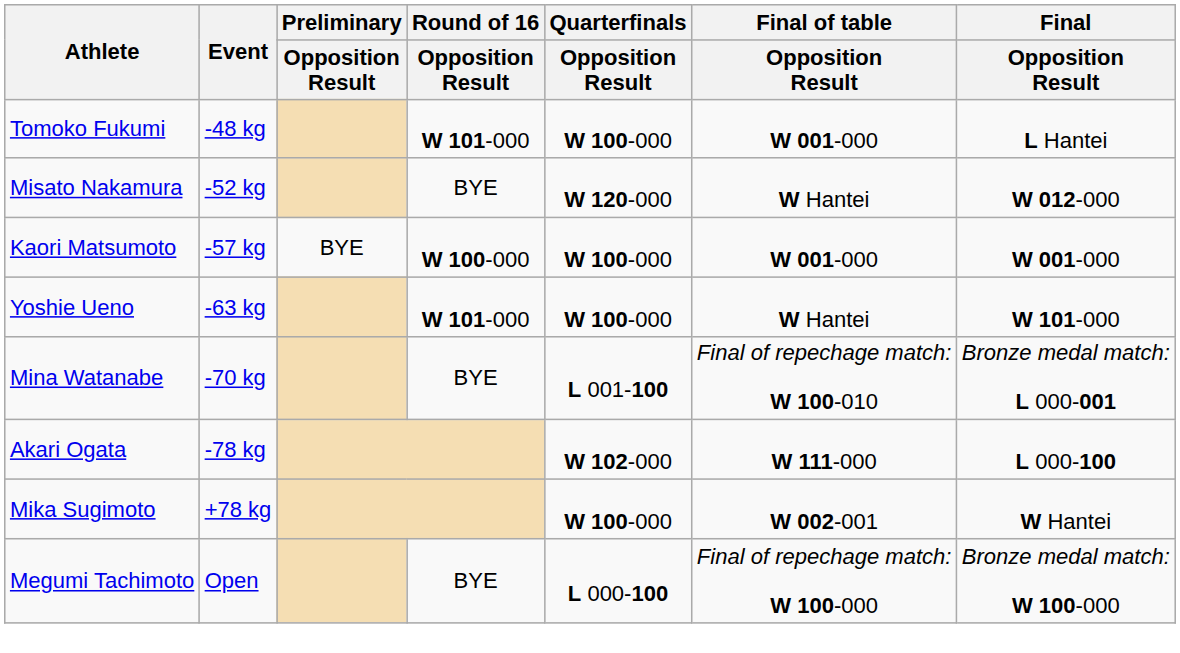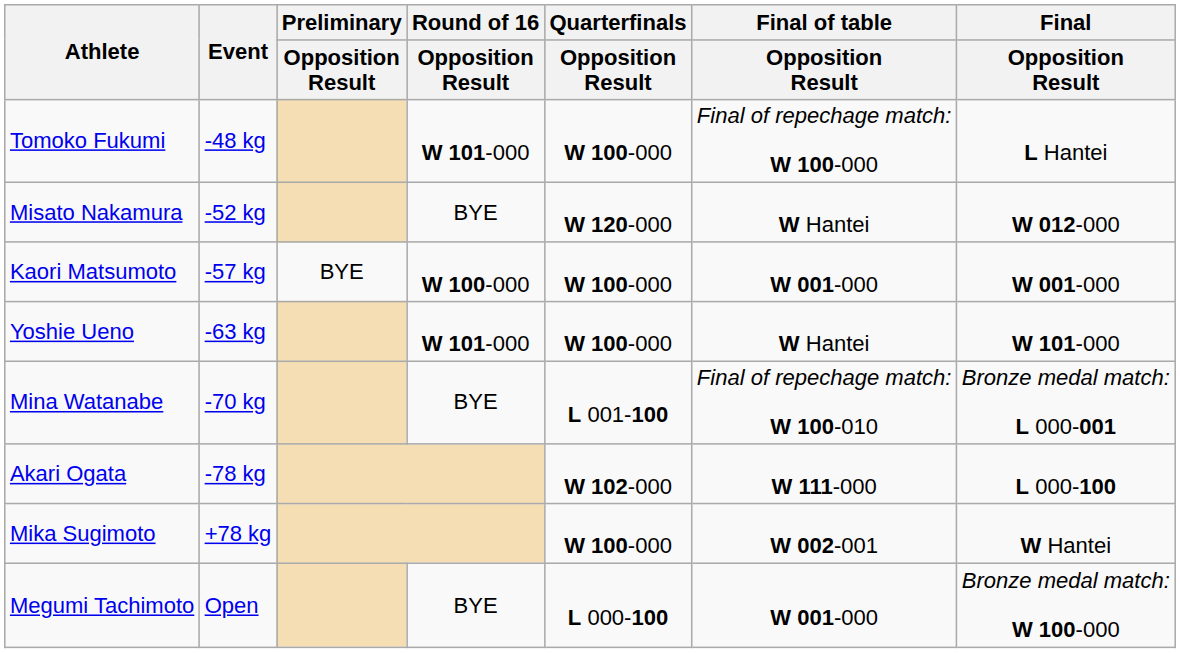(824, 141) W 001-000 -> (824, 141) Final of repechage match: W 100-000
(824, 581) Final of repechage match: W 100-000 -> (824, 617) W 001-000
